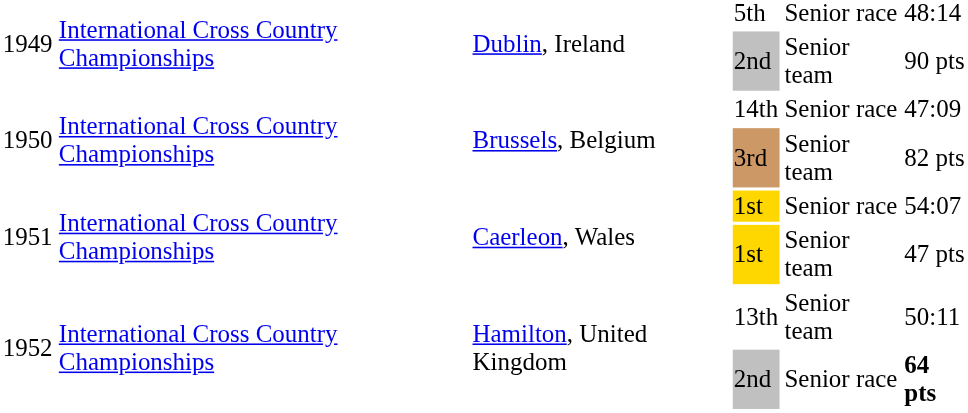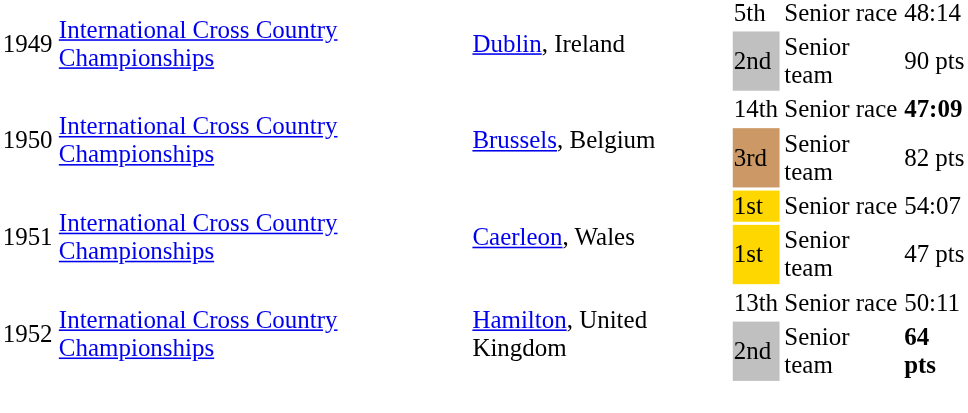(933, 109) normal -> (933, 109) bold
(817, 316) Senior team -> (841, 302) Senior race
(841, 379) Senior race -> (817, 350) Senior team
